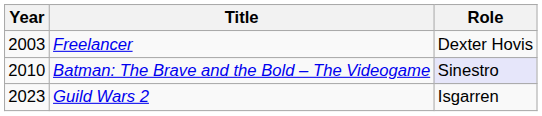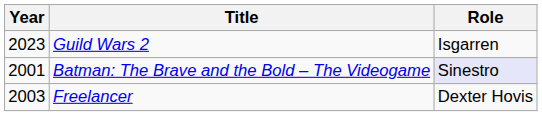rows swapped: (93, 44) <-> (101, 96)
(27, 70) 2010 -> (27, 70) 2001
